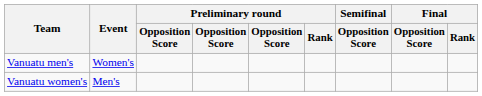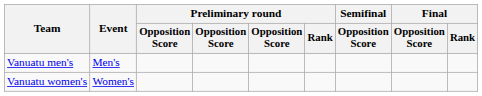(113, 63) Women's -> (106, 63) Men's
(106, 82) Men's -> (113, 82) Women's
